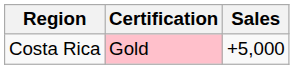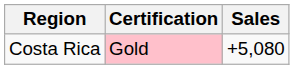(256, 49) +5,000 -> (256, 49) +5,080
